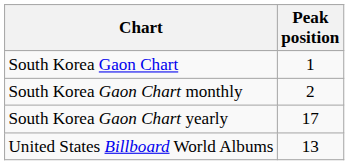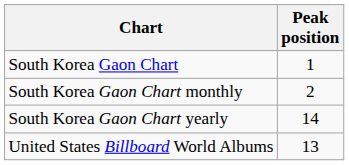(310, 118) 17 -> (310, 118) 14
